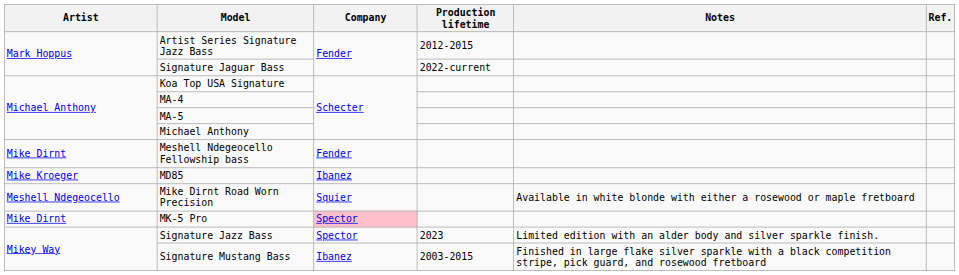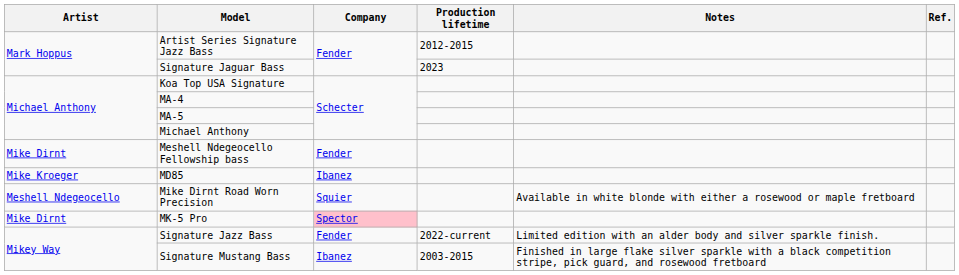(455, 67) 2022-current -> (432, 67) 2023
(337, 235) Spector -> (334, 235) Fender
(432, 235) 2023 -> (455, 235) 2022-current
